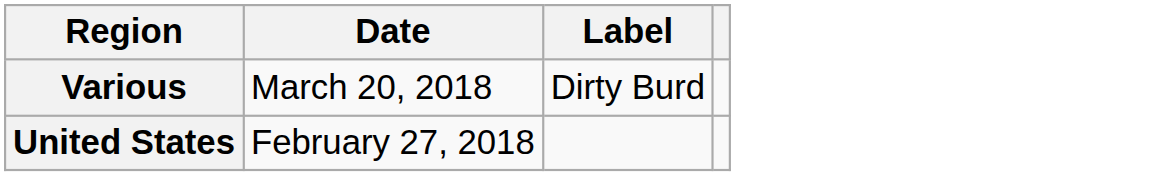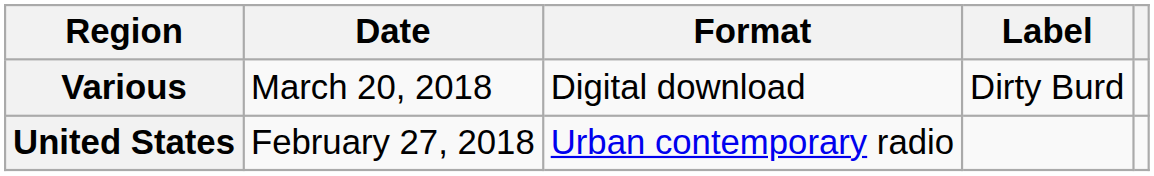+ column: (752, 32)
